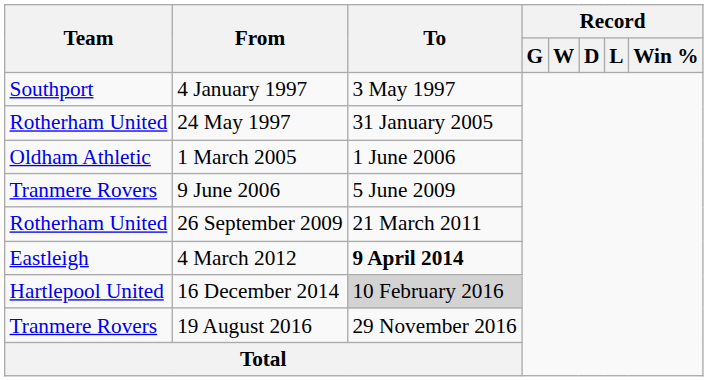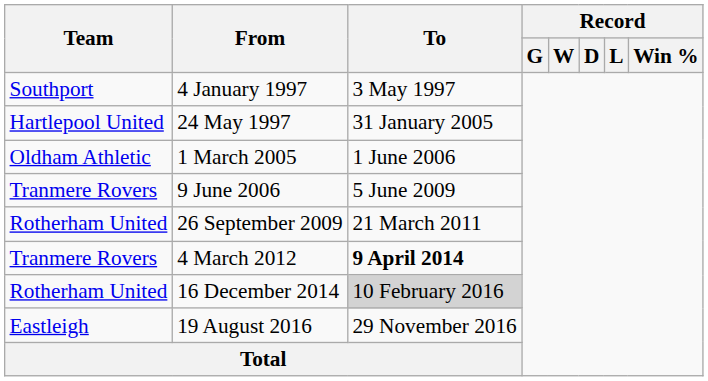(88, 122) Rotherham United -> (87, 122) Hartlepool United
(49, 257) Eastleigh -> (83, 257) Tranmere Rovers
(87, 291) Hartlepool United -> (88, 291) Rotherham United
(83, 325) Tranmere Rovers -> (49, 325) Eastleigh
